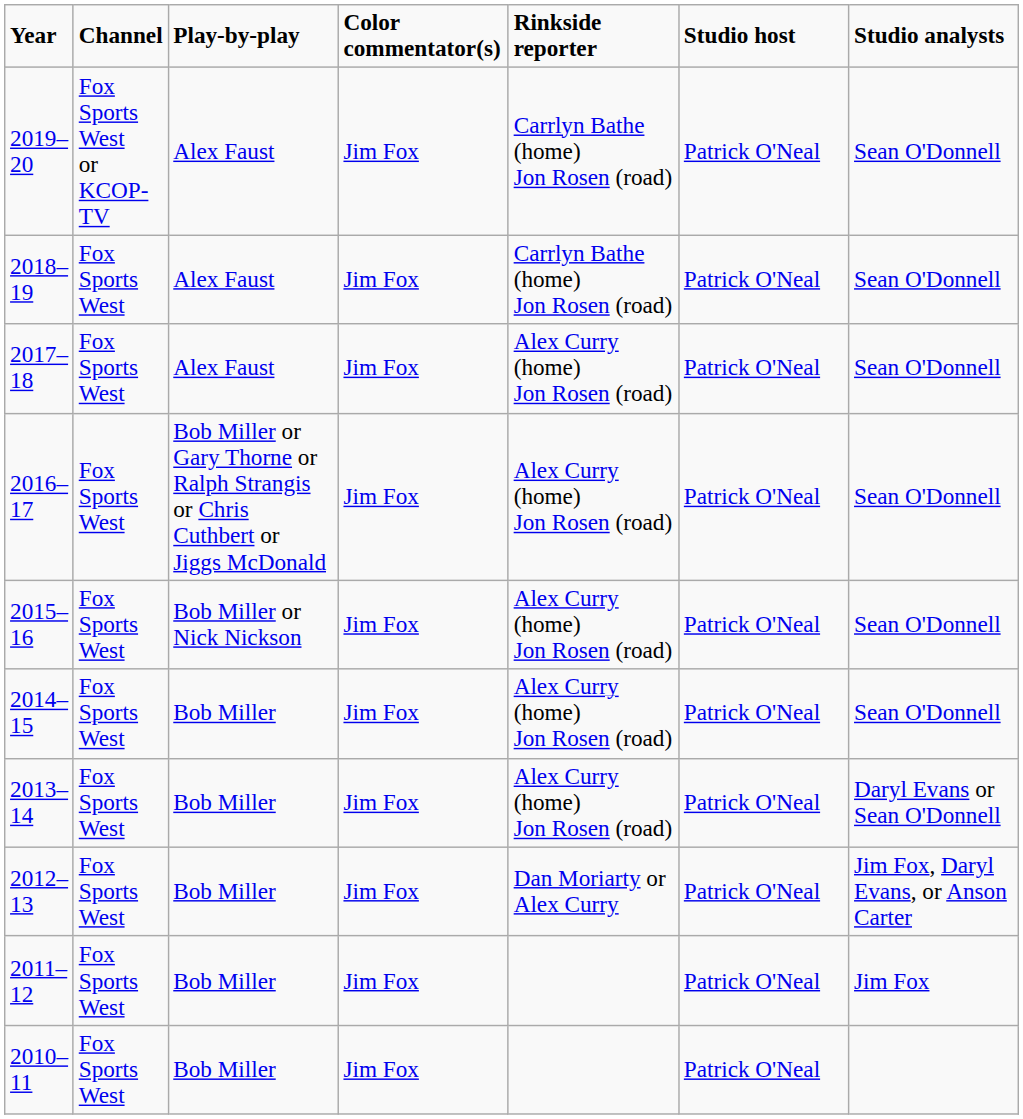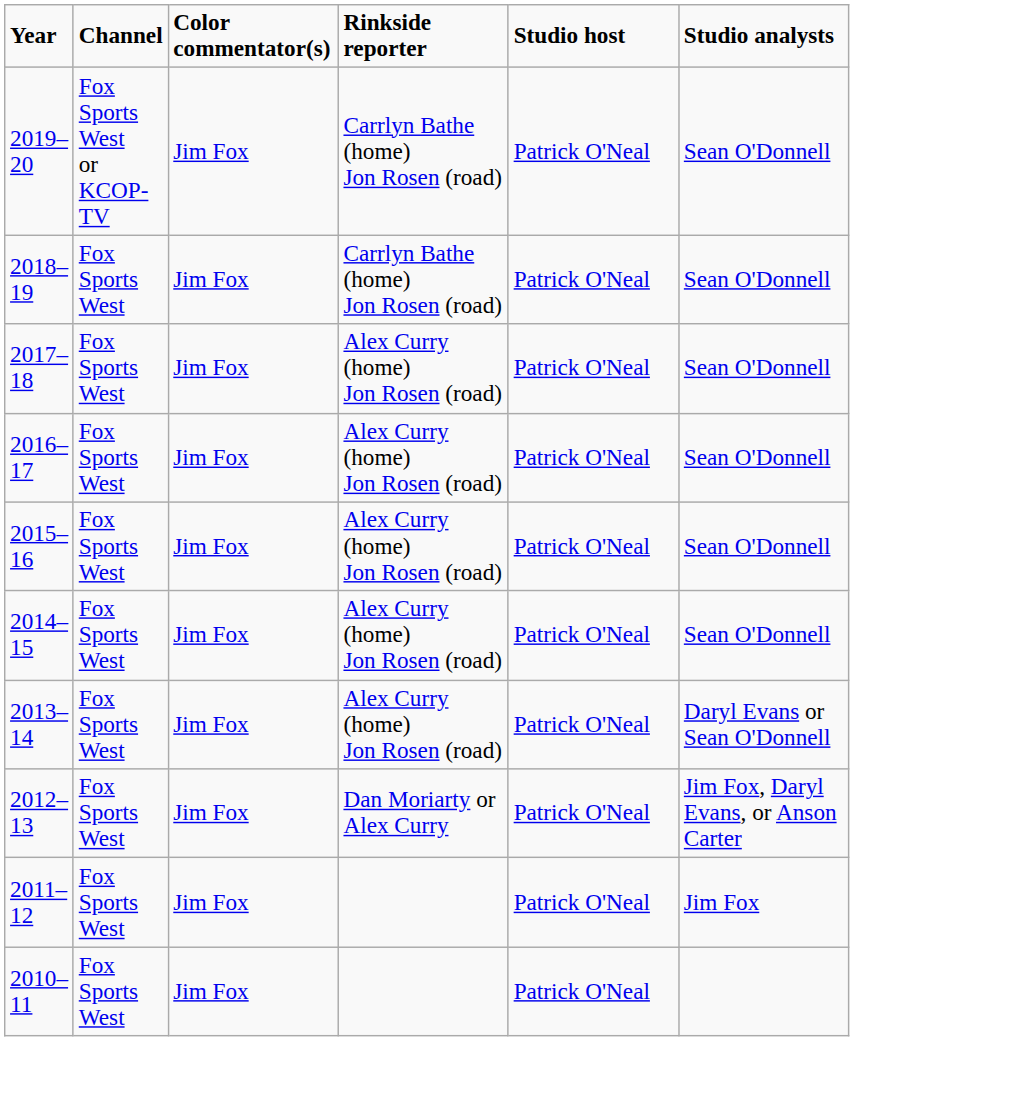- column: (236, 35)
